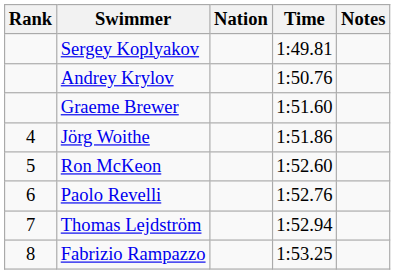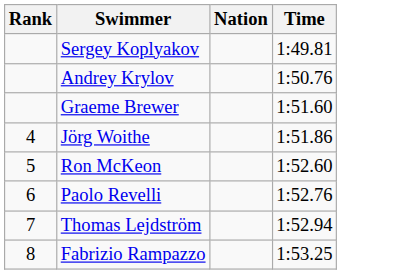- column: (363, 19)
